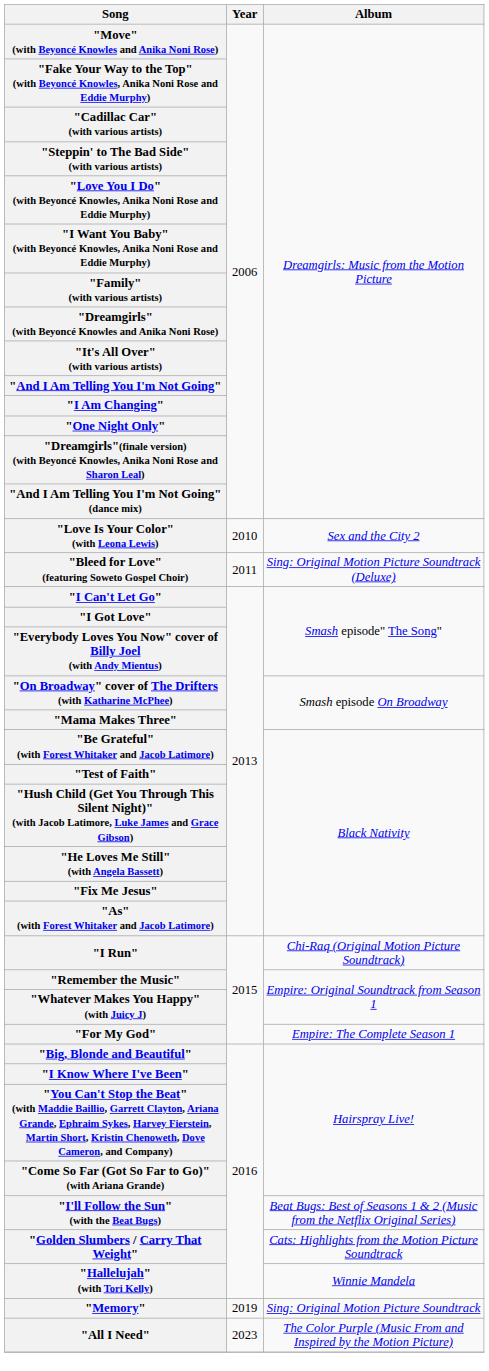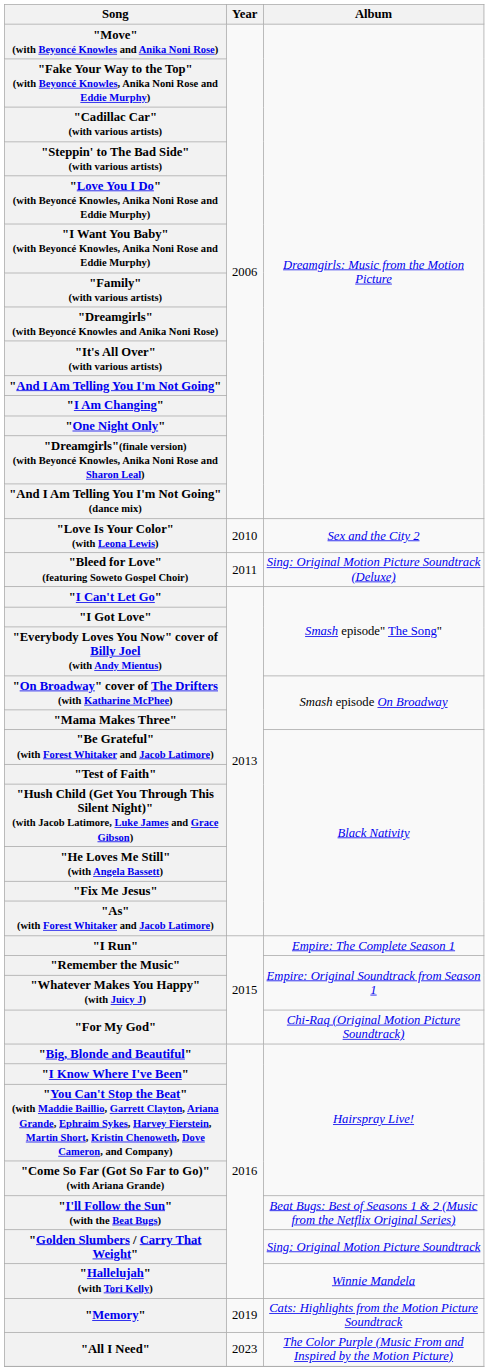(374, 952) Chi-Raq (Original Motion Picture Soundtrack) -> (374, 945) Empire: The Complete Season 1
(374, 1034) Empire: The Complete Season 1 -> (374, 1027) Chi-Raq (Original Motion Picture Soundtrack)
(374, 1246) Cats: Highlights from the Motion Picture Soundtrack -> (374, 1246) Sing: Original Motion Picture Soundtrack
(374, 1308) Sing: Original Motion Picture Soundtrack -> (374, 1315) Cats: Highlights from the Motion Picture Soundtrack
